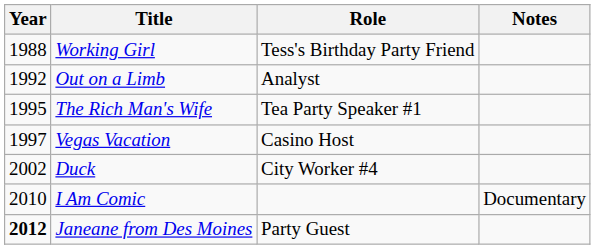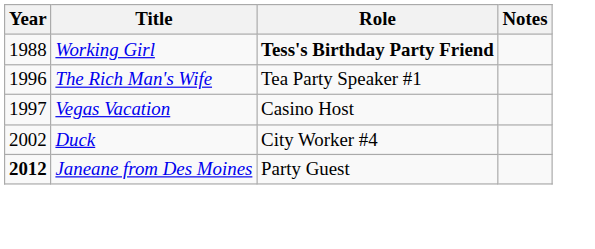(368, 49) normal -> (377, 49) bold
- row: (110, 79)
(28, 109) 1995 -> (28, 79) 1996
- row: (100, 199)
